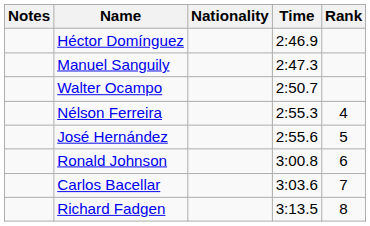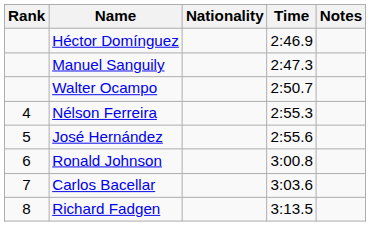columns swapped: (344, 16) <-> (29, 16)
